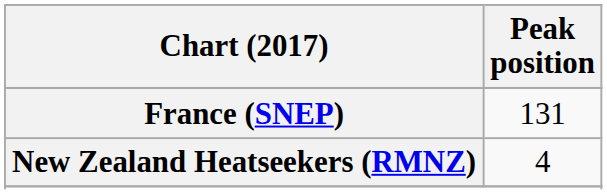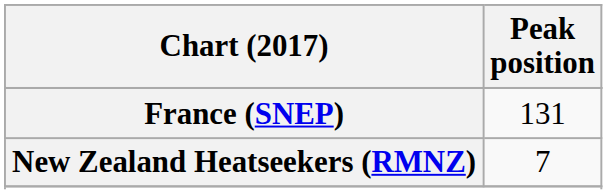(543, 161) 4 -> (543, 161) 7
